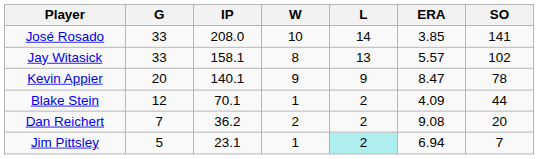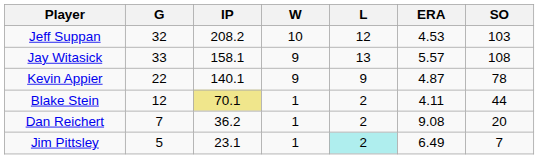+ row: (65, 36)
- row: (65, 36)
(295, 57) 8 -> (295, 57) 9
(499, 57) 102 -> (499, 57) 108
(159, 79) 20 -> (159, 79) 22
(431, 79) 8.47 -> (431, 79) 4.87
(227, 100) no background -> (227, 100) khaki background
(431, 100) 4.09 -> (431, 100) 4.11
(295, 121) 2 -> (295, 121) 1
(431, 143) 6.94 -> (431, 143) 6.49
